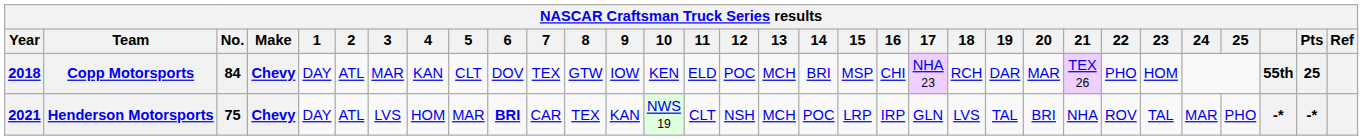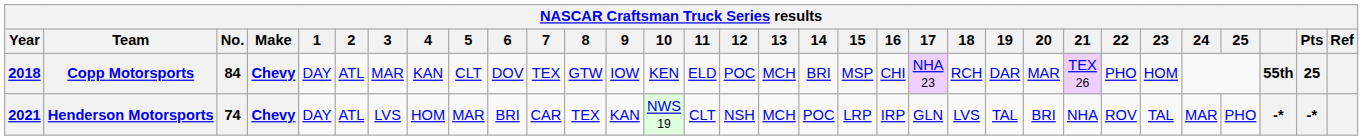(233, 115) 75 -> (233, 115) 74
(508, 115) bold -> (508, 115) normal
